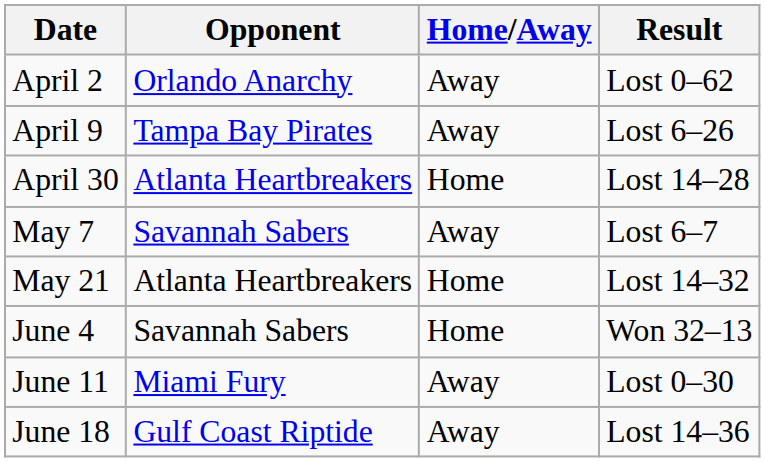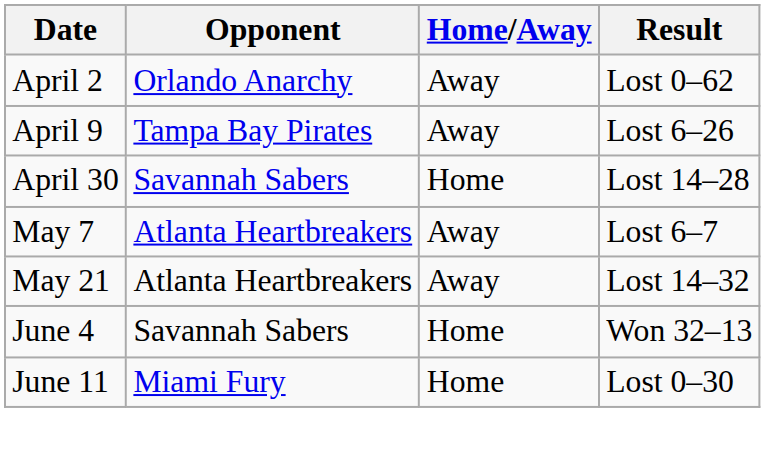(273, 180) Atlanta Heartbreakers -> (241, 180) Savannah Sabers
(241, 230) Savannah Sabers -> (273, 230) Atlanta Heartbreakers
(466, 280) Home -> (463, 280) Away
(463, 381) Away -> (466, 381) Home
- row: (61, 431)
